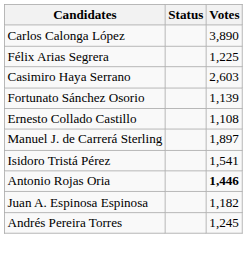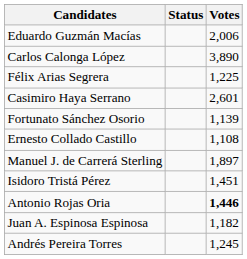+ row: (74, 35)
(224, 77) 2,603 -> (224, 98) 2,601
(224, 160) 1,541 -> (224, 181) 1,451
